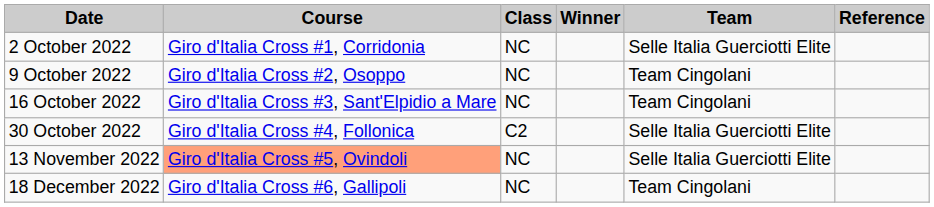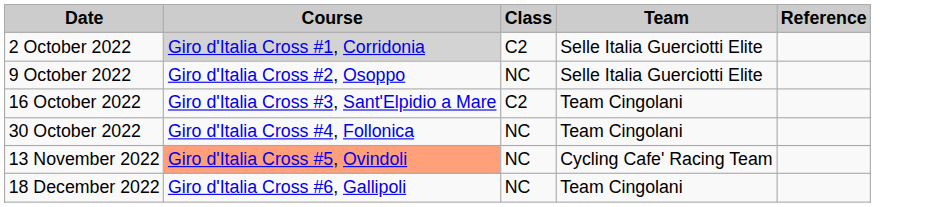- column: (590, 18)
(296, 46) no background -> (296, 46) lightgrey background
(518, 46) NC -> (516, 46) C2
(690, 74) Team Cingolani -> (661, 74) Selle Italia Guerciotti Elite
(518, 103) NC -> (516, 103) C2
(516, 131) C2 -> (518, 131) NC
(730, 131) Selle Italia Guerciotti Elite -> (621, 131) Team Cingolani
(730, 159) Selle Italia Guerciotti Elite -> (666, 159) Cycling Cafe' Racing Team
